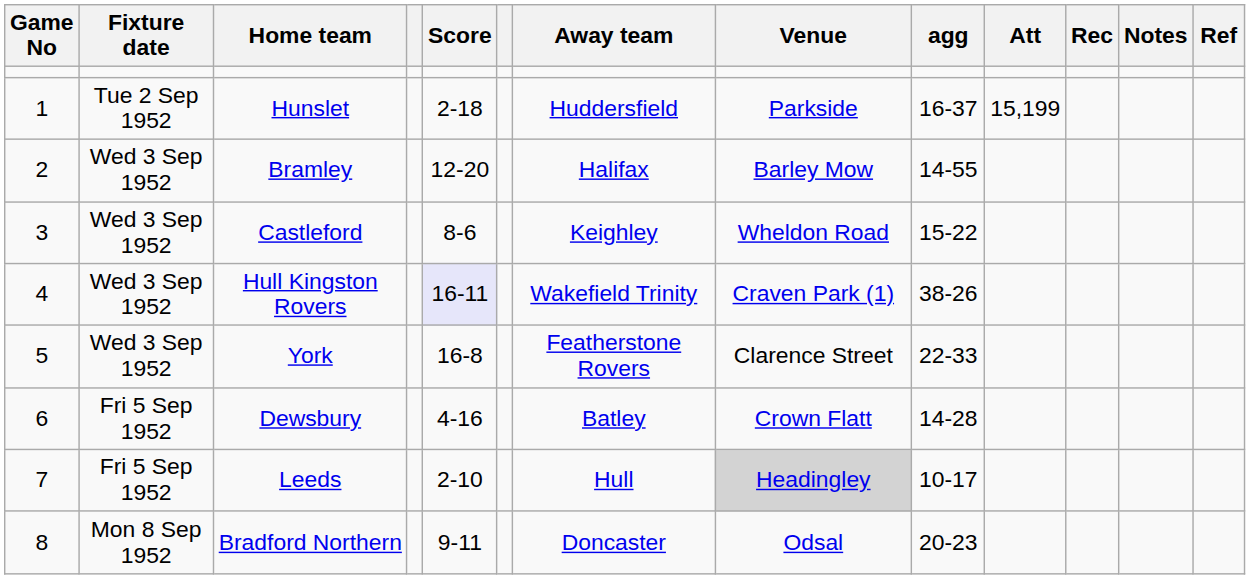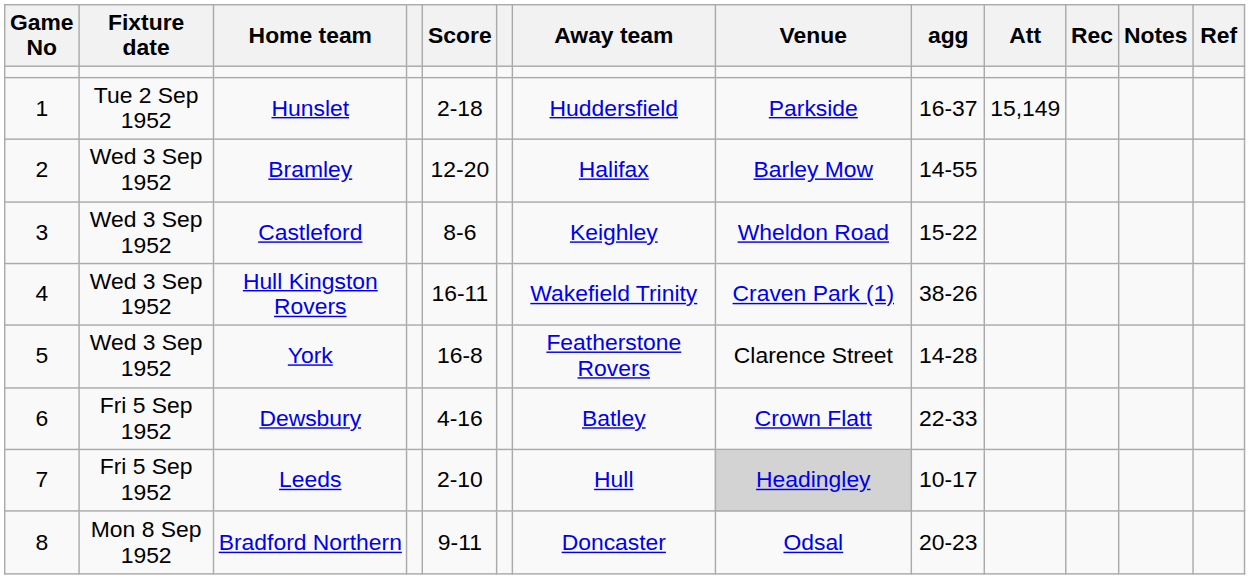(1025, 108) 15,199 -> (1025, 108) 15,149
(460, 294) lavender background -> (460, 294) no background
(948, 356) 22-33 -> (948, 356) 14-28
(948, 418) 14-28 -> (948, 418) 22-33
